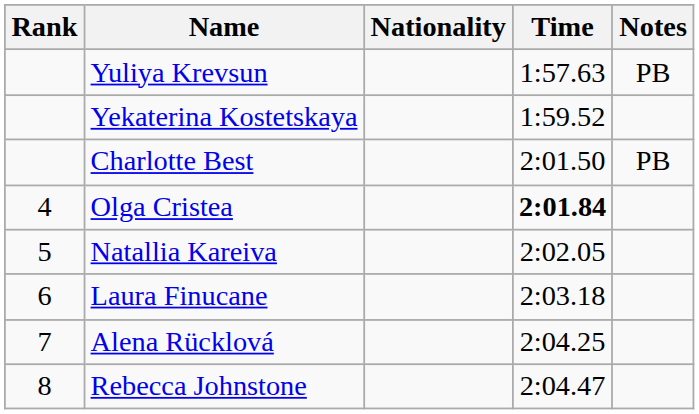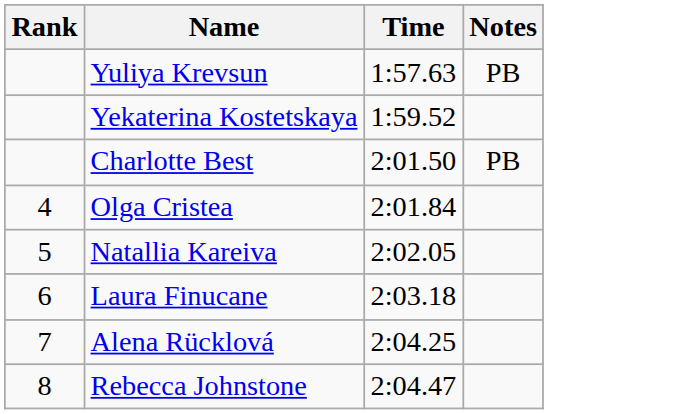- column: (438, 26)
(563, 206) bold -> (413, 206) normal
